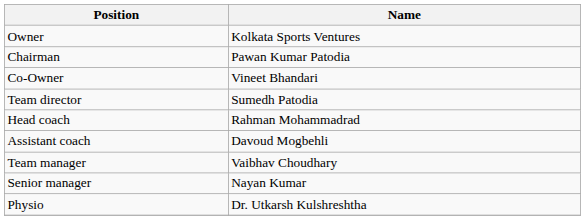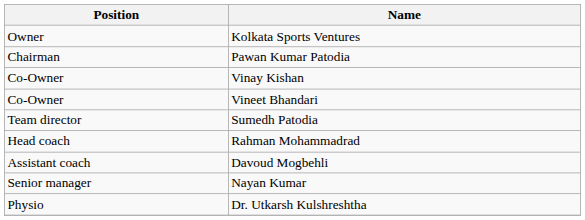+ row: (268, 78)
- row: (284, 162)
